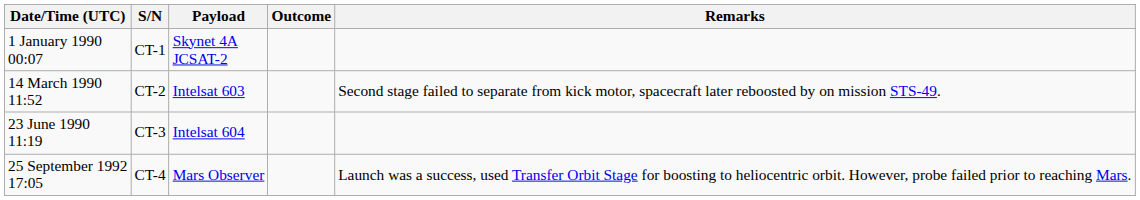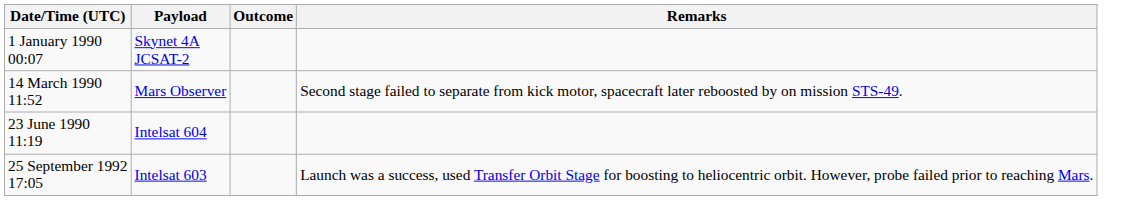- column: (150, 16)
(209, 91) Intelsat 603 -> (180, 91) Mars Observer
(218, 174) Mars Observer -> (171, 174) Intelsat 603
